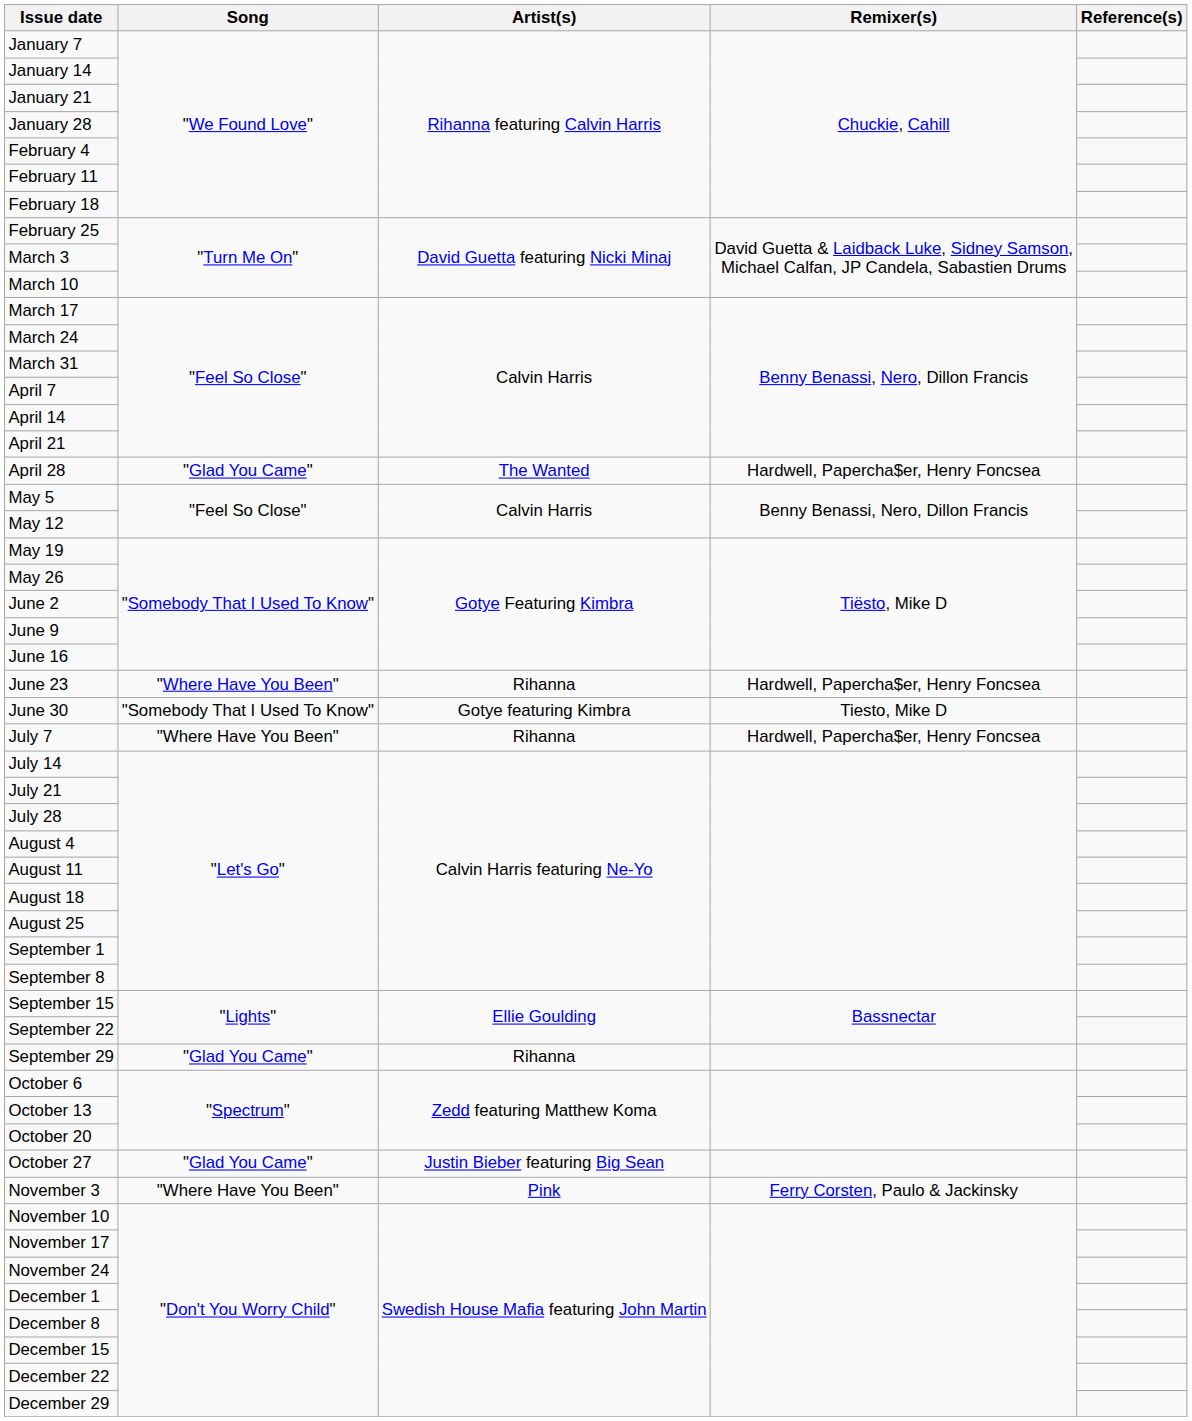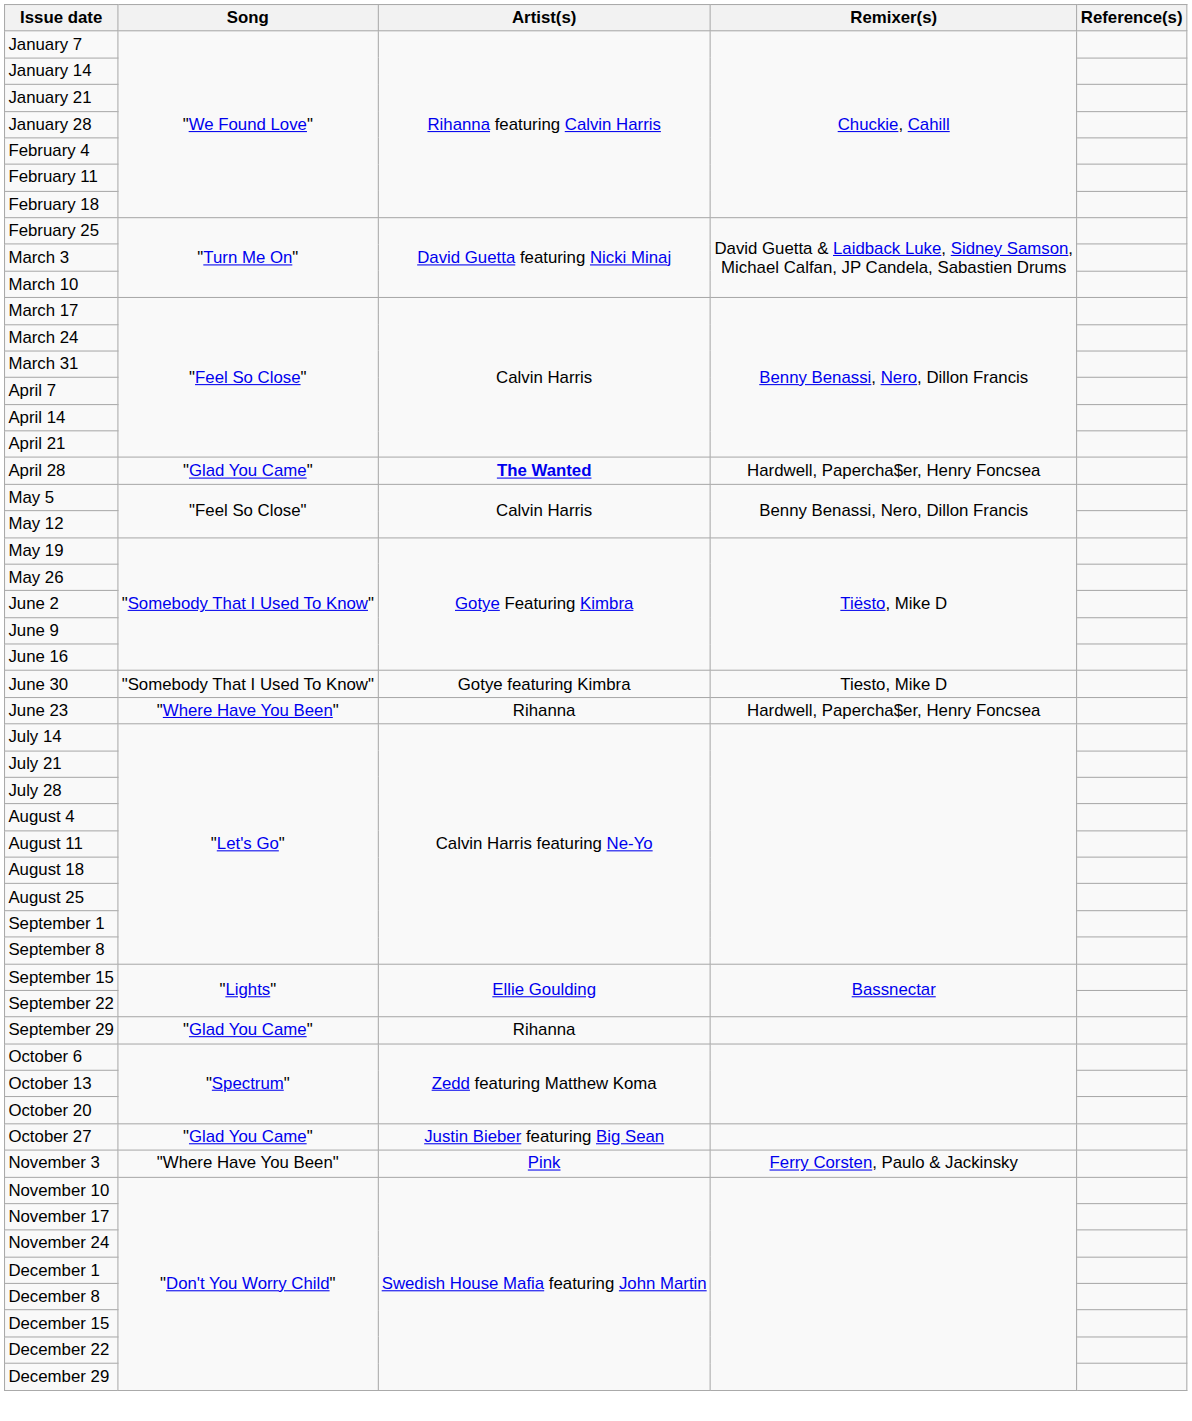(544, 470) normal -> (544, 470) bold
rows swapped: (38, 683) <-> (38, 710)
- row: (30, 737)
